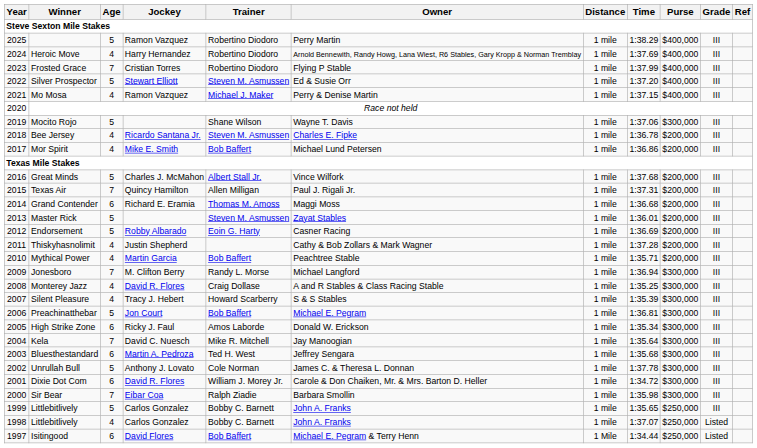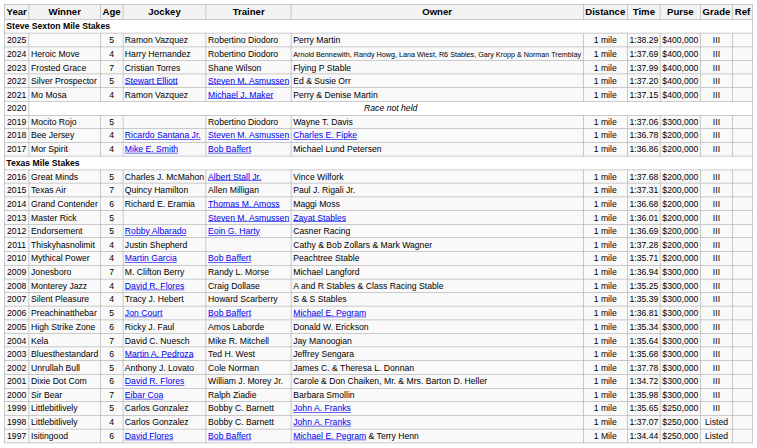(243, 67) Robertino Diodoro -> (235, 67) Shane Wilson
(235, 122) Shane Wilson -> (243, 122) Robertino Diodoro
